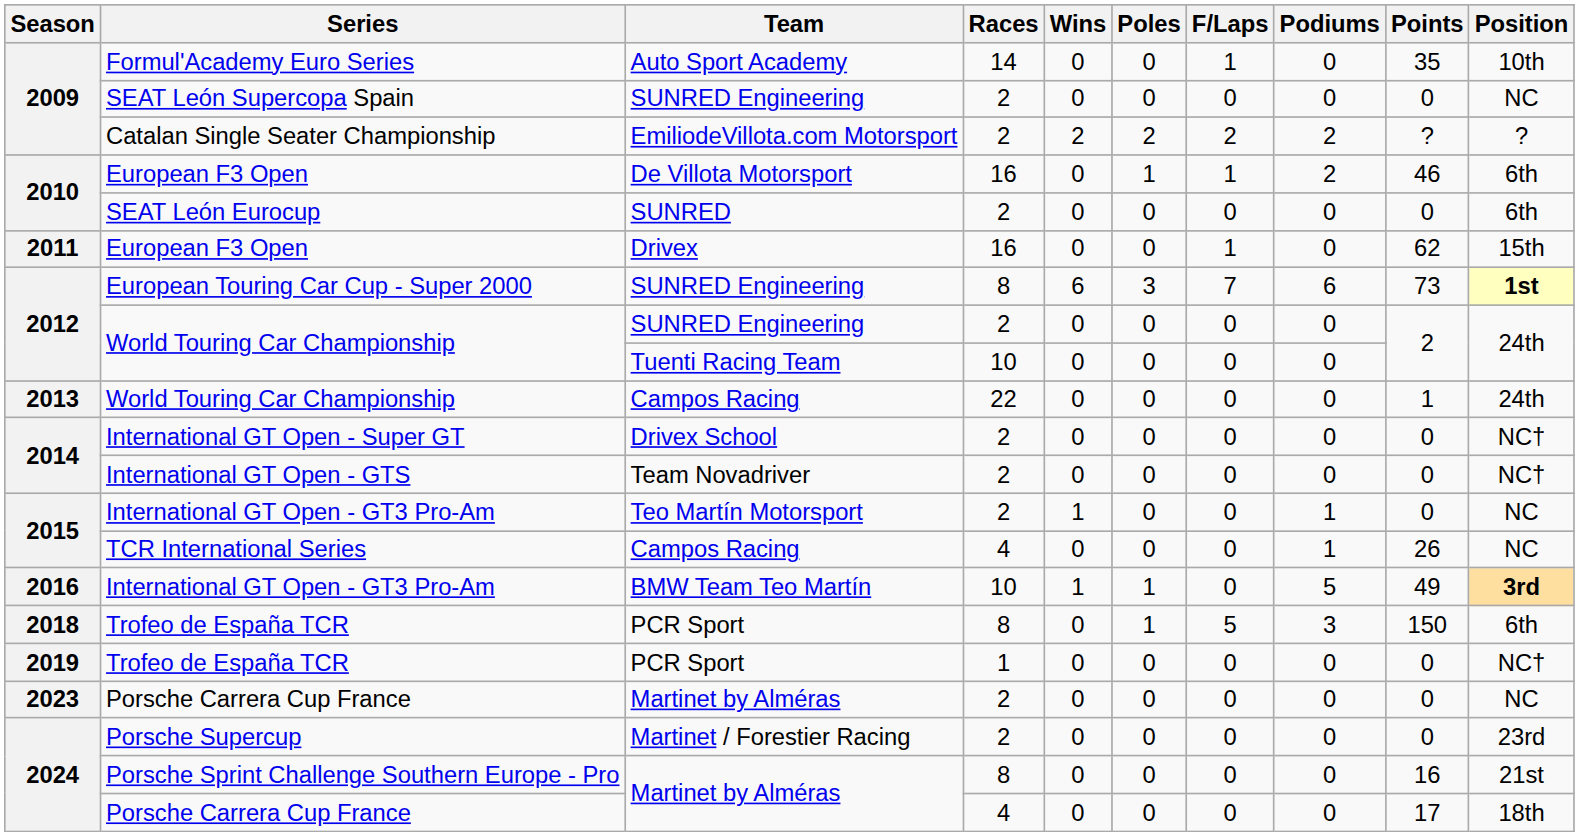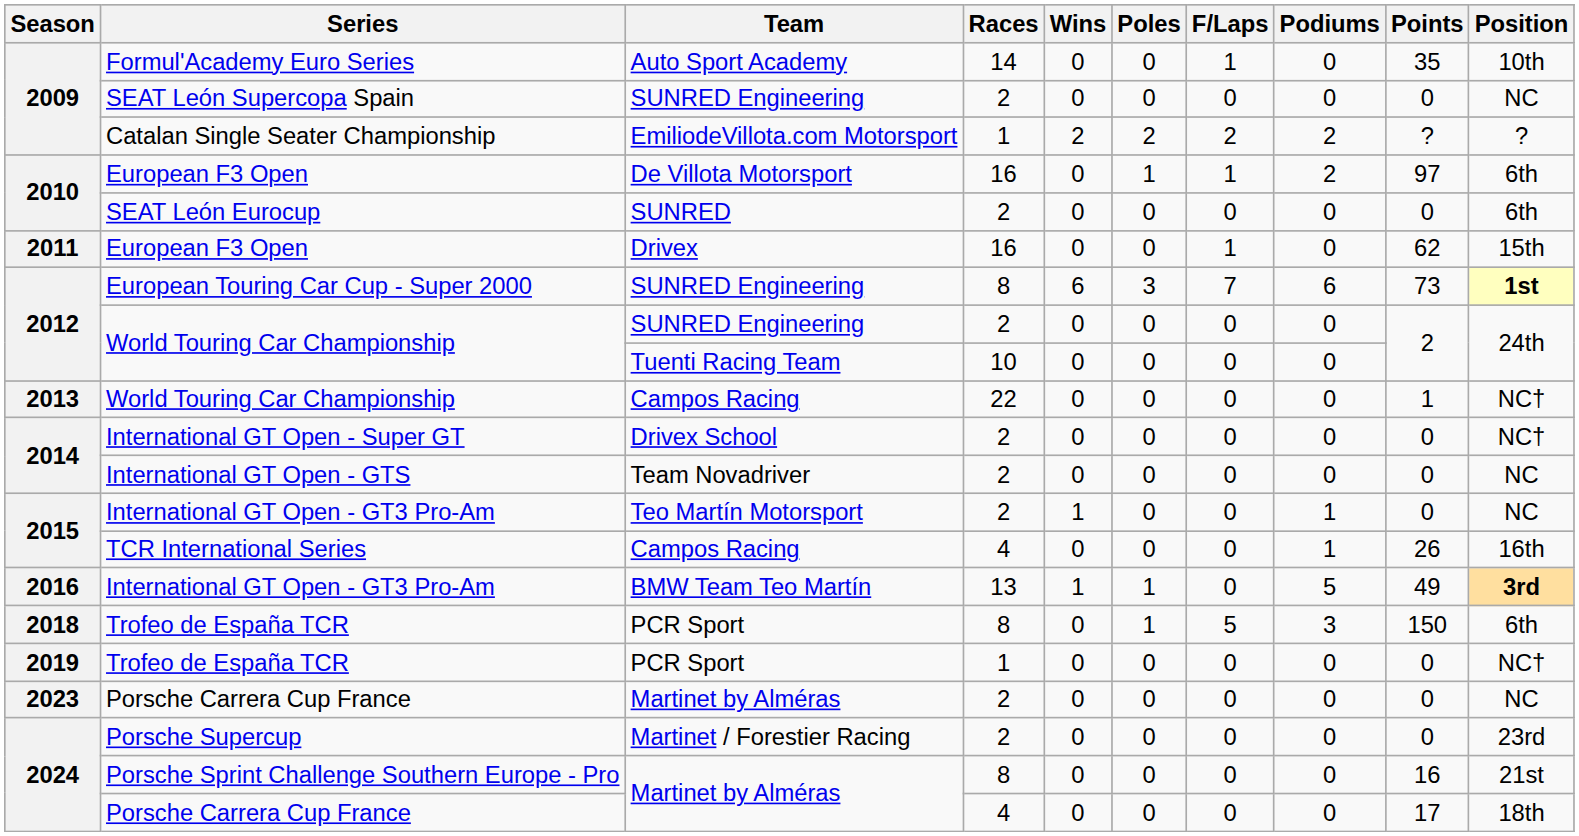(1004, 137) 2 -> (1004, 137) 1
(1427, 174) 46 -> (1427, 174) 97
(1522, 399) 24th -> (1522, 399) NC†
(1522, 474) NC† -> (1522, 474) NC
(1522, 550) NC -> (1522, 550) 16th
(1004, 587) 10 -> (1004, 587) 13
